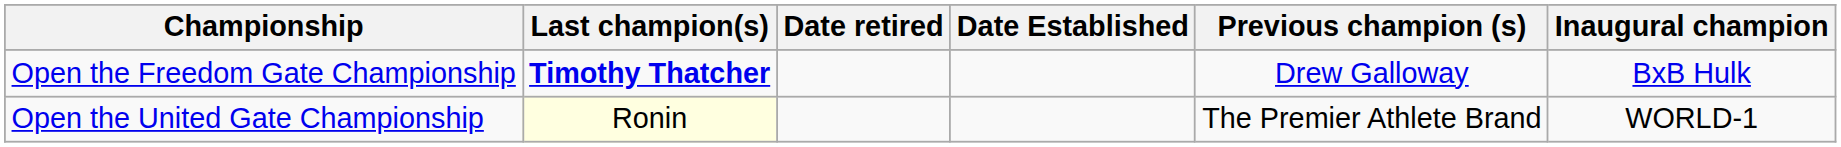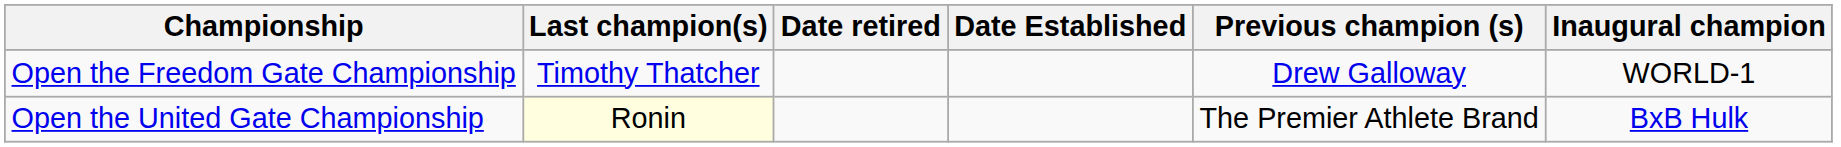(650, 73) bold -> (648, 73) normal
(1692, 73) BxB Hulk -> (1689, 73) WORLD-1
(1692, 118) WORLD-1 -> (1689, 118) BxB Hulk
